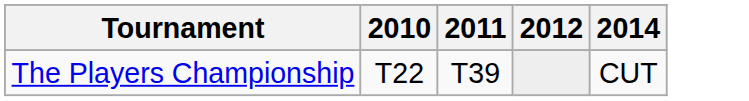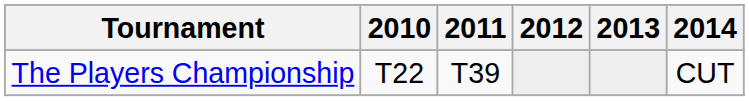+ column: (628, 28)
